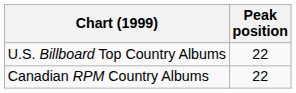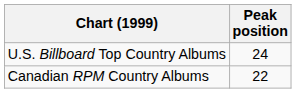(260, 54) 22 -> (260, 54) 24
